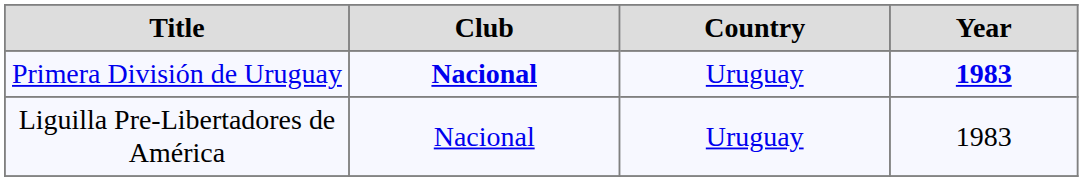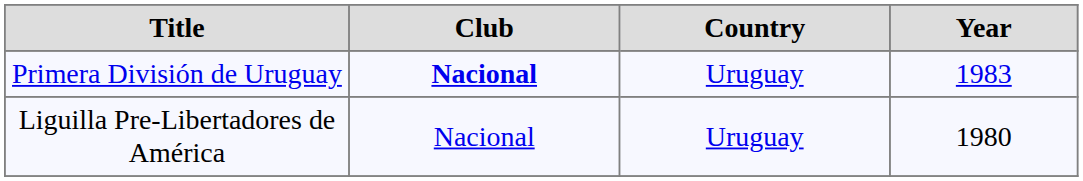(984, 73) bold -> (984, 73) normal
(984, 136) 1983 -> (984, 136) 1980
